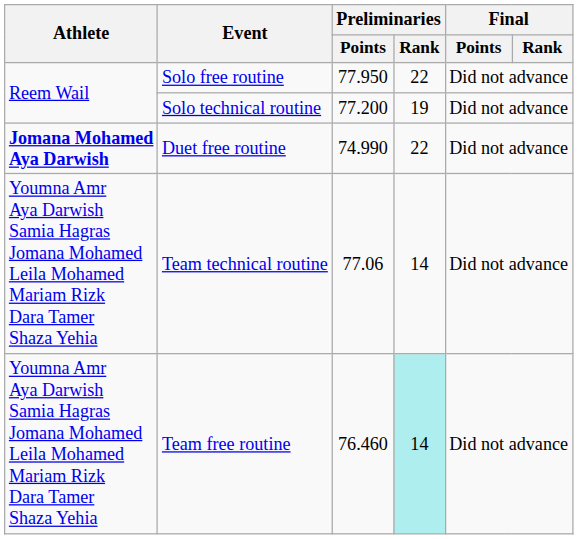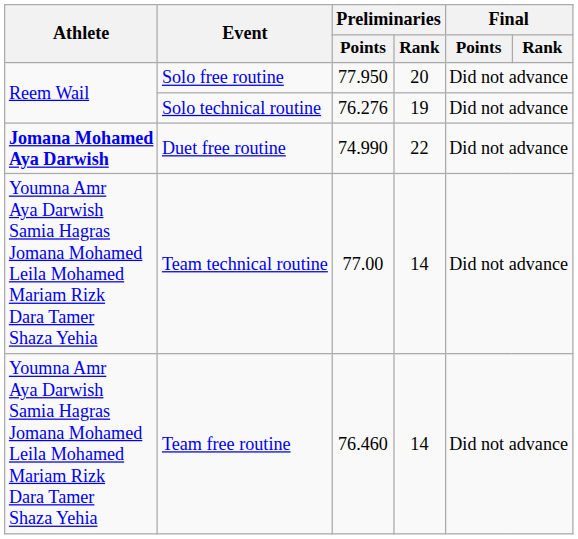(419, 78) 22 -> (419, 78) 20
(363, 108) 77.200 -> (363, 108) 76.276
(363, 264) 77.06 -> (363, 264) 77.00
(419, 444) paleturquoise background -> (419, 444) no background
